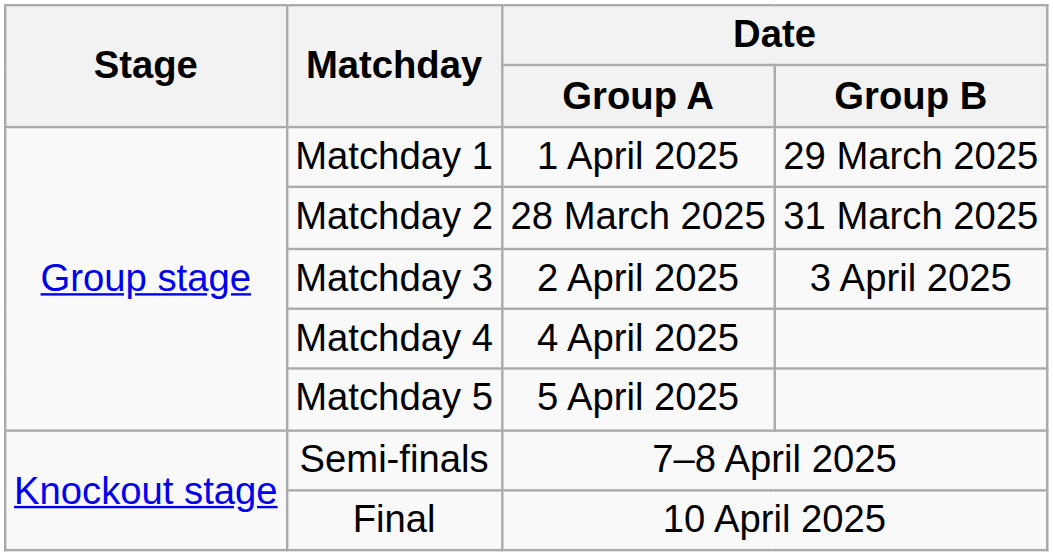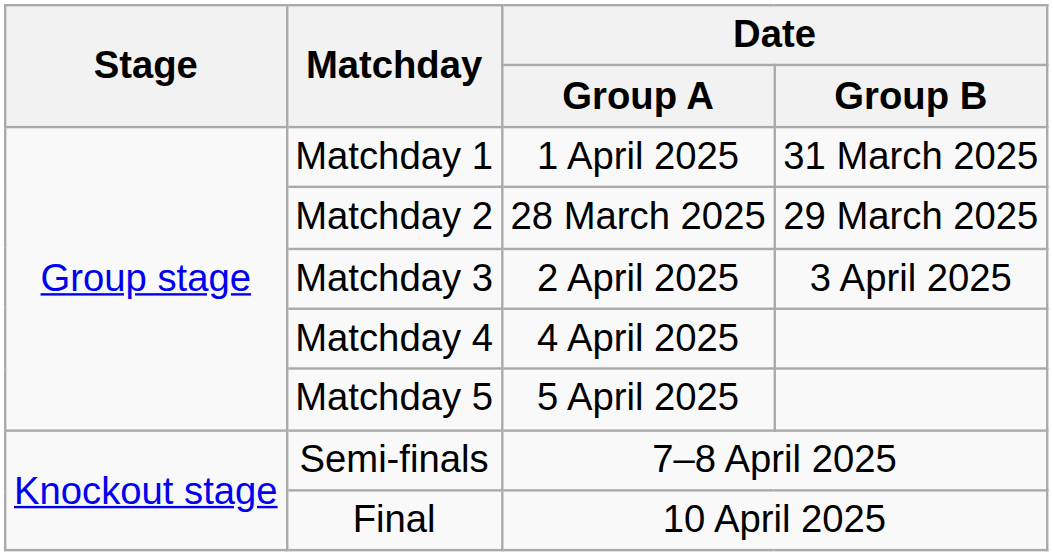(911, 156) 29 March 2025 -> (911, 156) 31 March 2025
(911, 216) 31 March 2025 -> (911, 216) 29 March 2025
